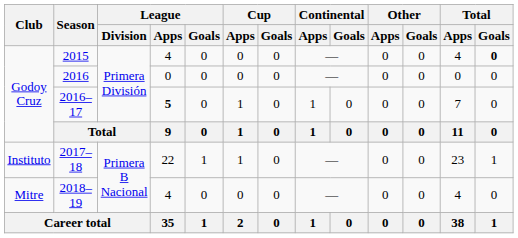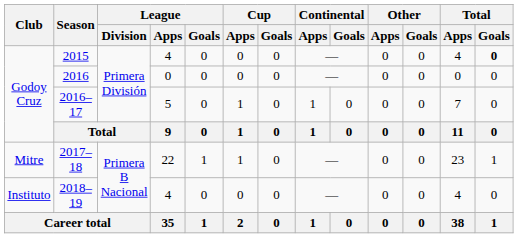(168, 104) bold -> (168, 104) normal
(29, 159) Instituto -> (29, 159) Mitre
(29, 195) Mitre -> (29, 195) Instituto
